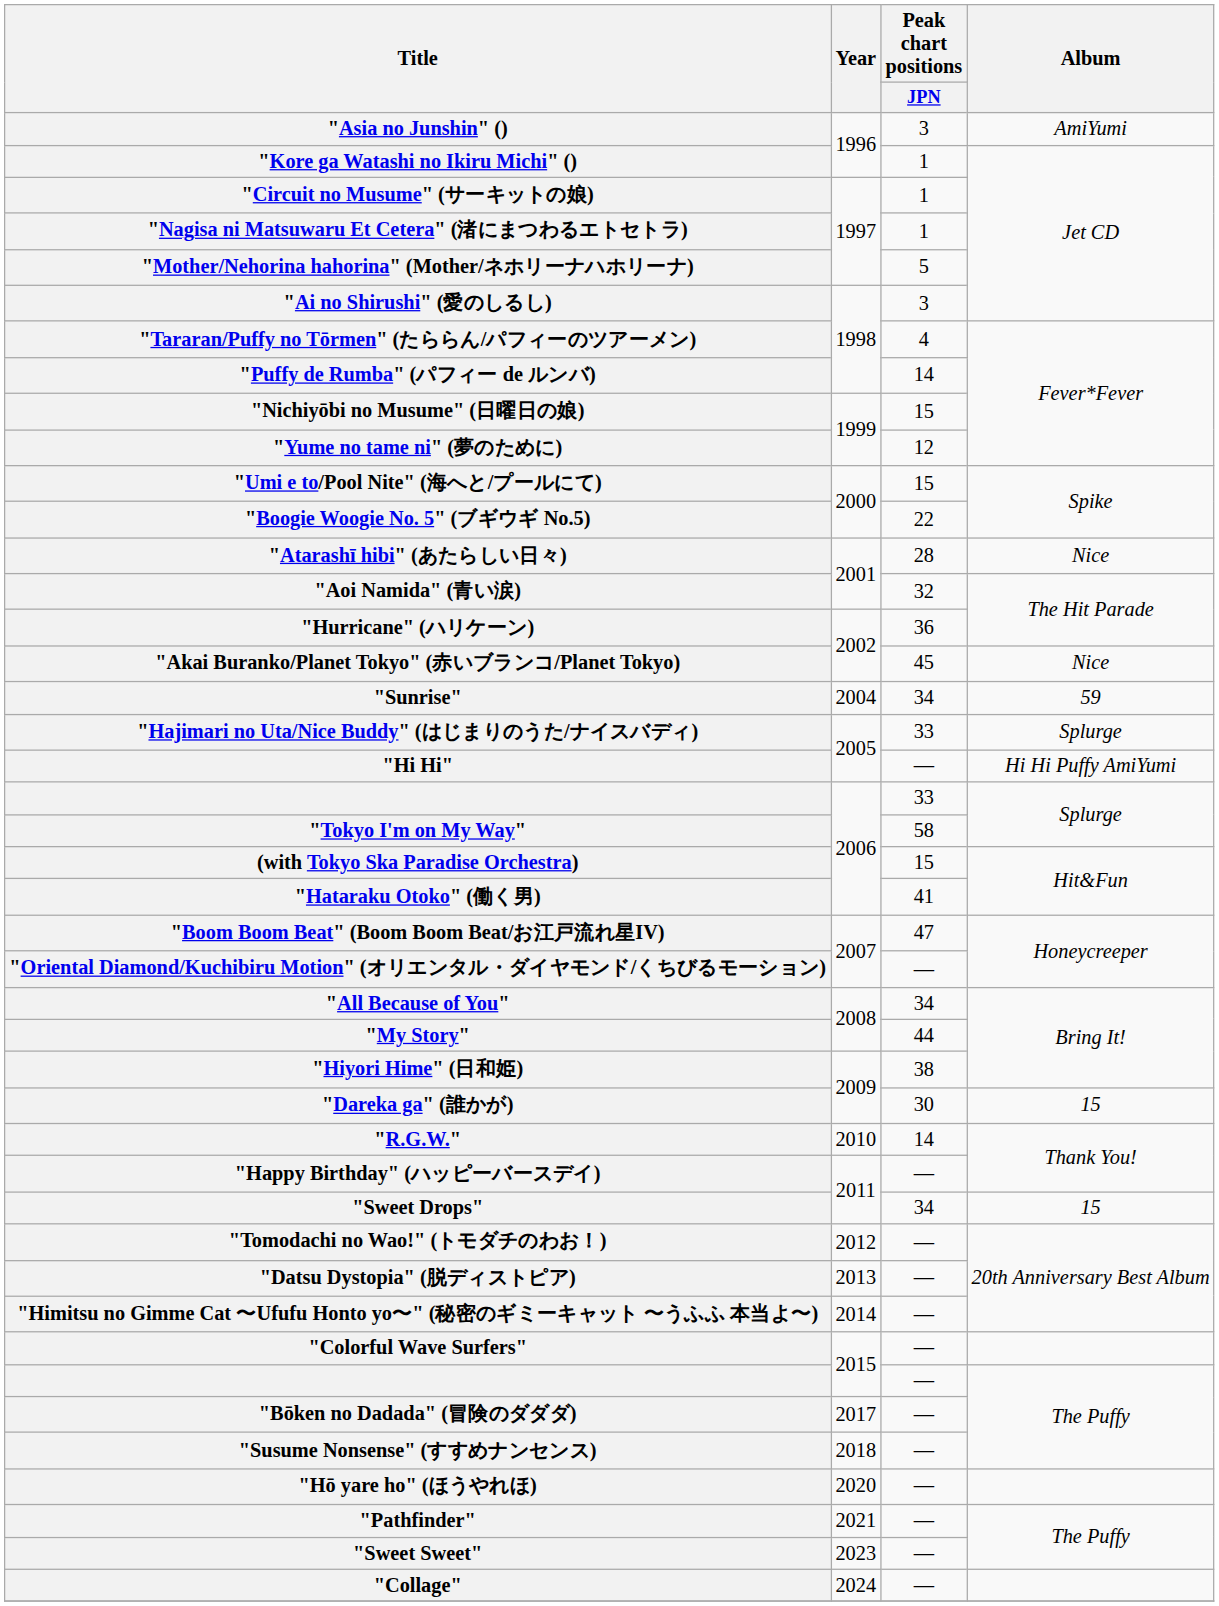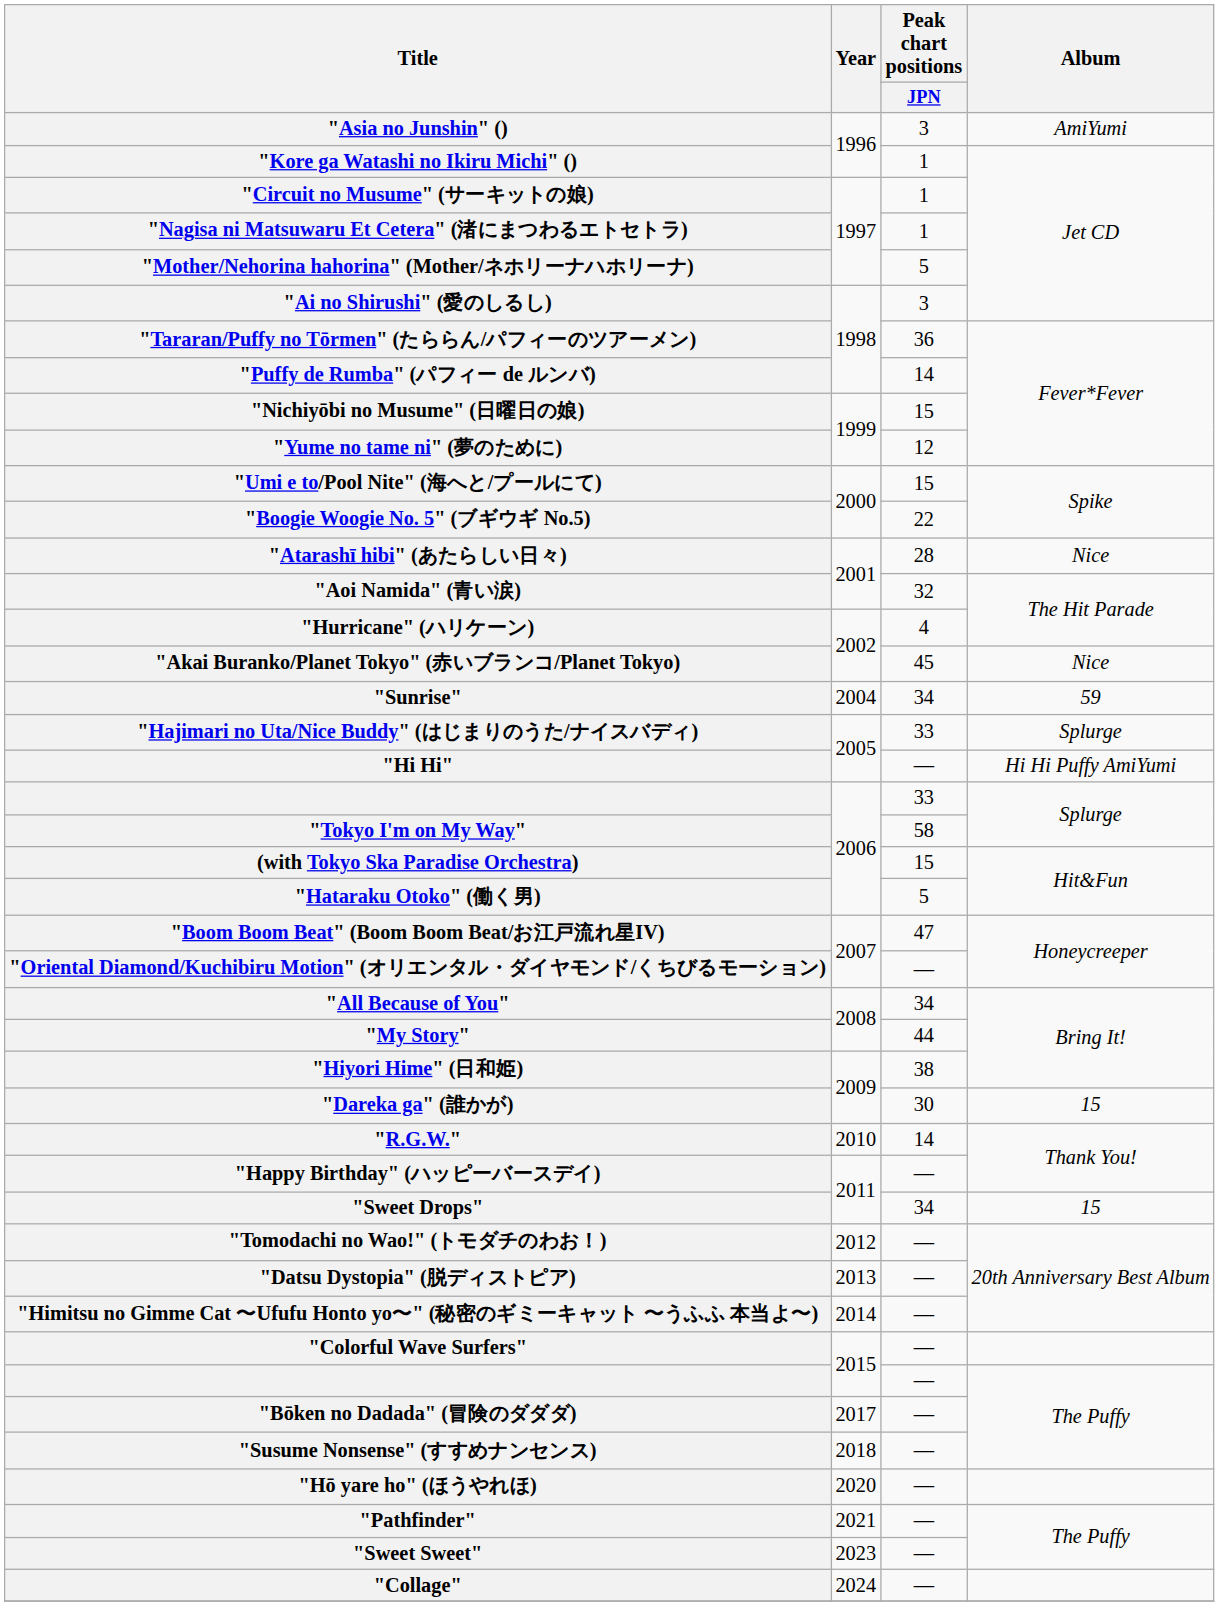(924, 339) 4 -> (924, 339) 36
(924, 627) 36 -> (924, 627) 4
(924, 896) 41 -> (924, 896) 5
